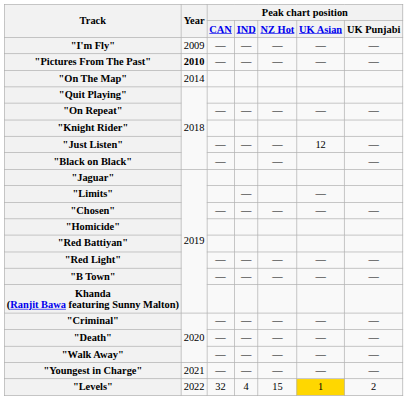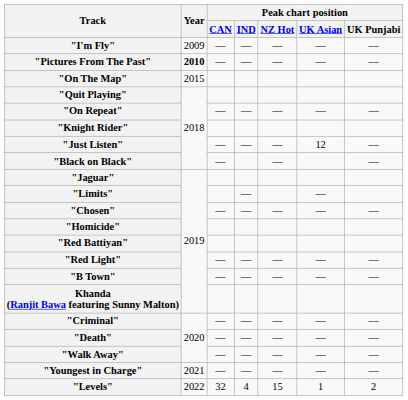(194, 78) 2014 -> (194, 78) 2015
(321, 387) gold background -> (321, 387) no background
